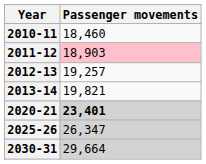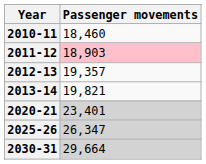(84, 72) 19,257 -> (84, 72) 19,357
(84, 110) bold -> (84, 110) normal
